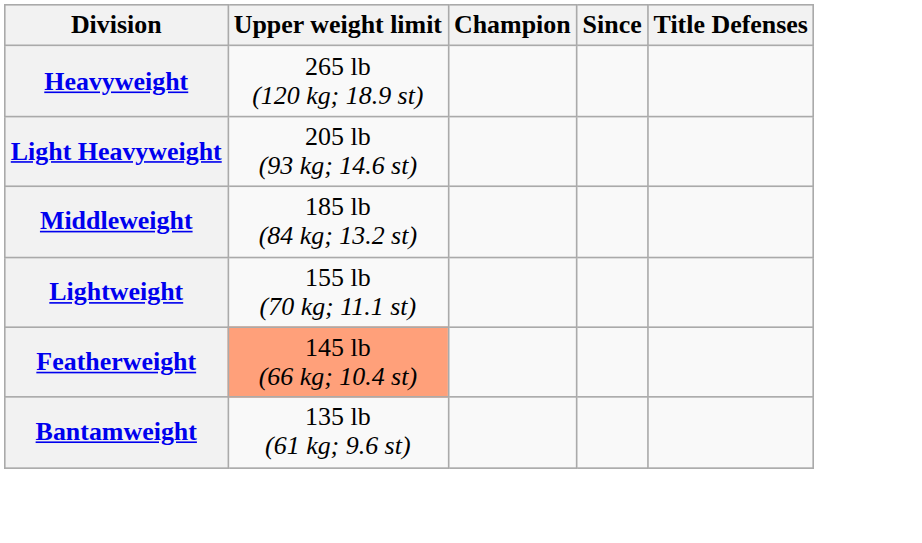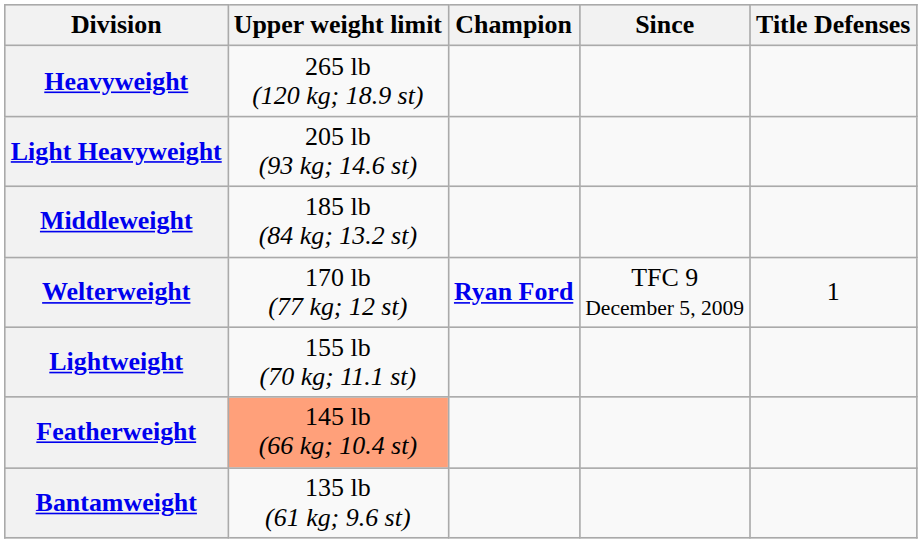+ row: (116, 291)
